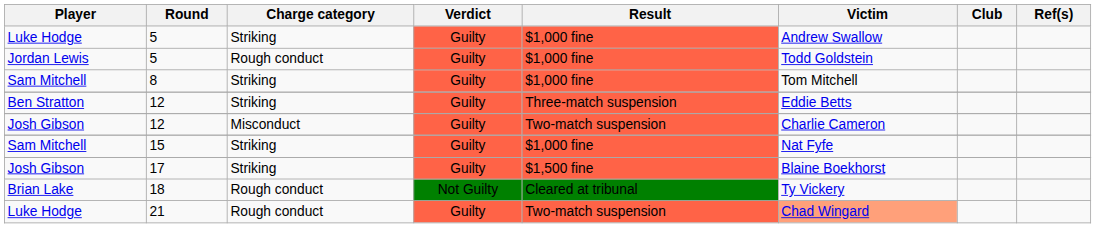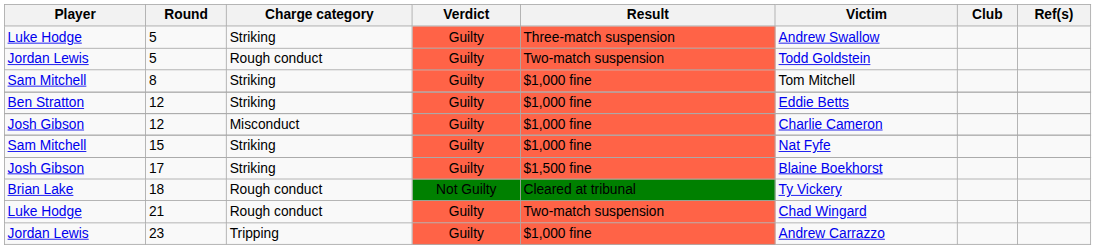(559, 37) $1,000 fine -> (599, 37) Three-match suspension
(559, 59) $1,000 fine -> (594, 59) Two-match suspension
(601, 102) Three-match suspension -> (557, 102) $1,000 fine
(596, 124) Two-match suspension -> (557, 124) $1,000 fine
(825, 211) lightsalmon background -> (823, 211) no background
+ row: (48, 233)
